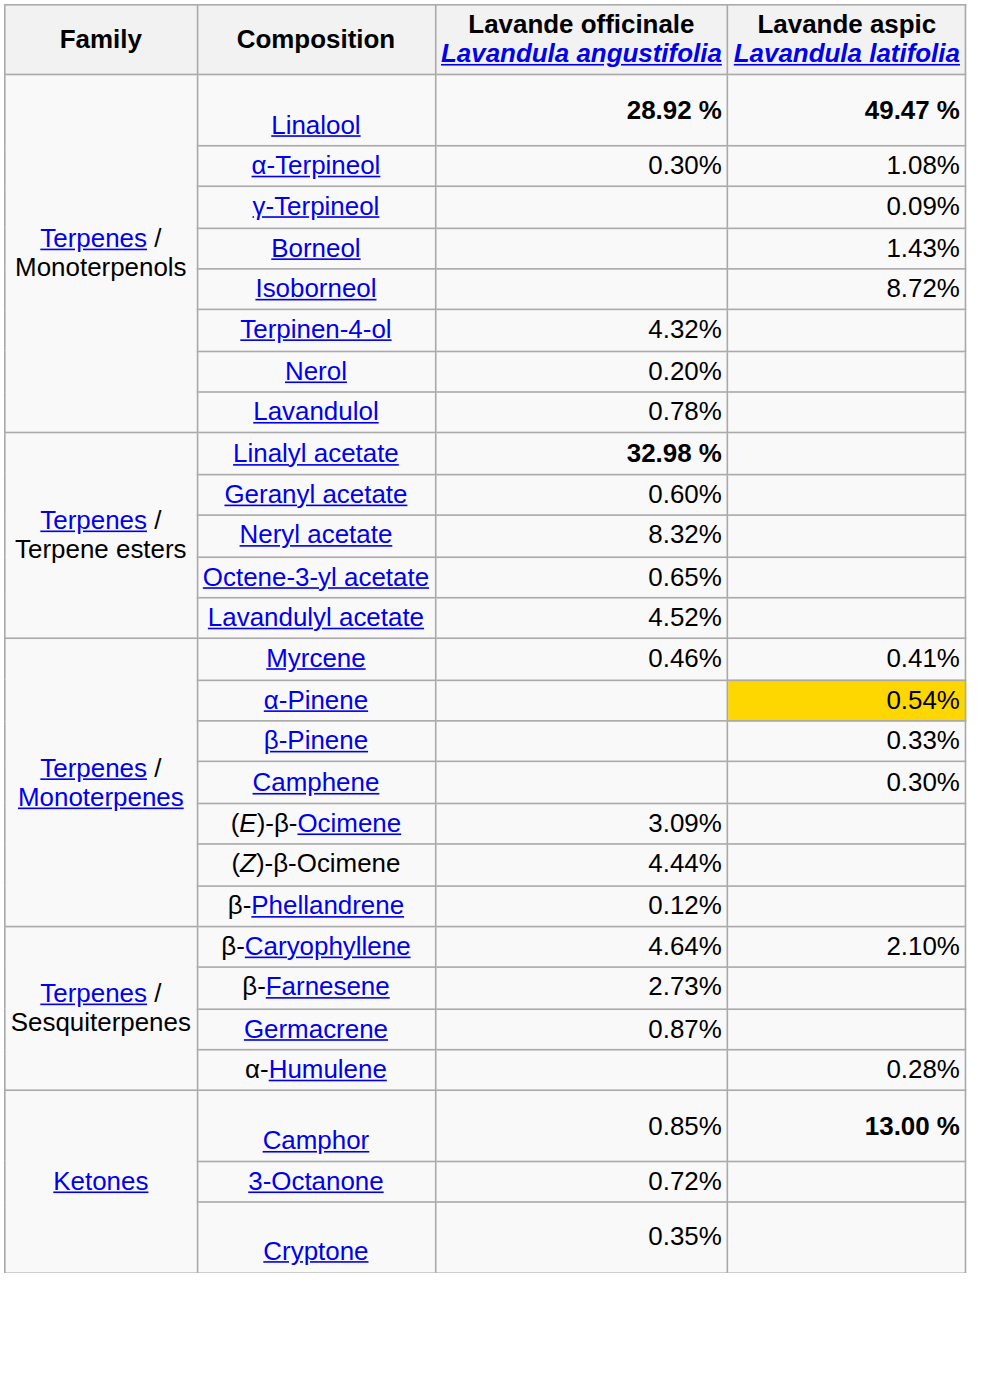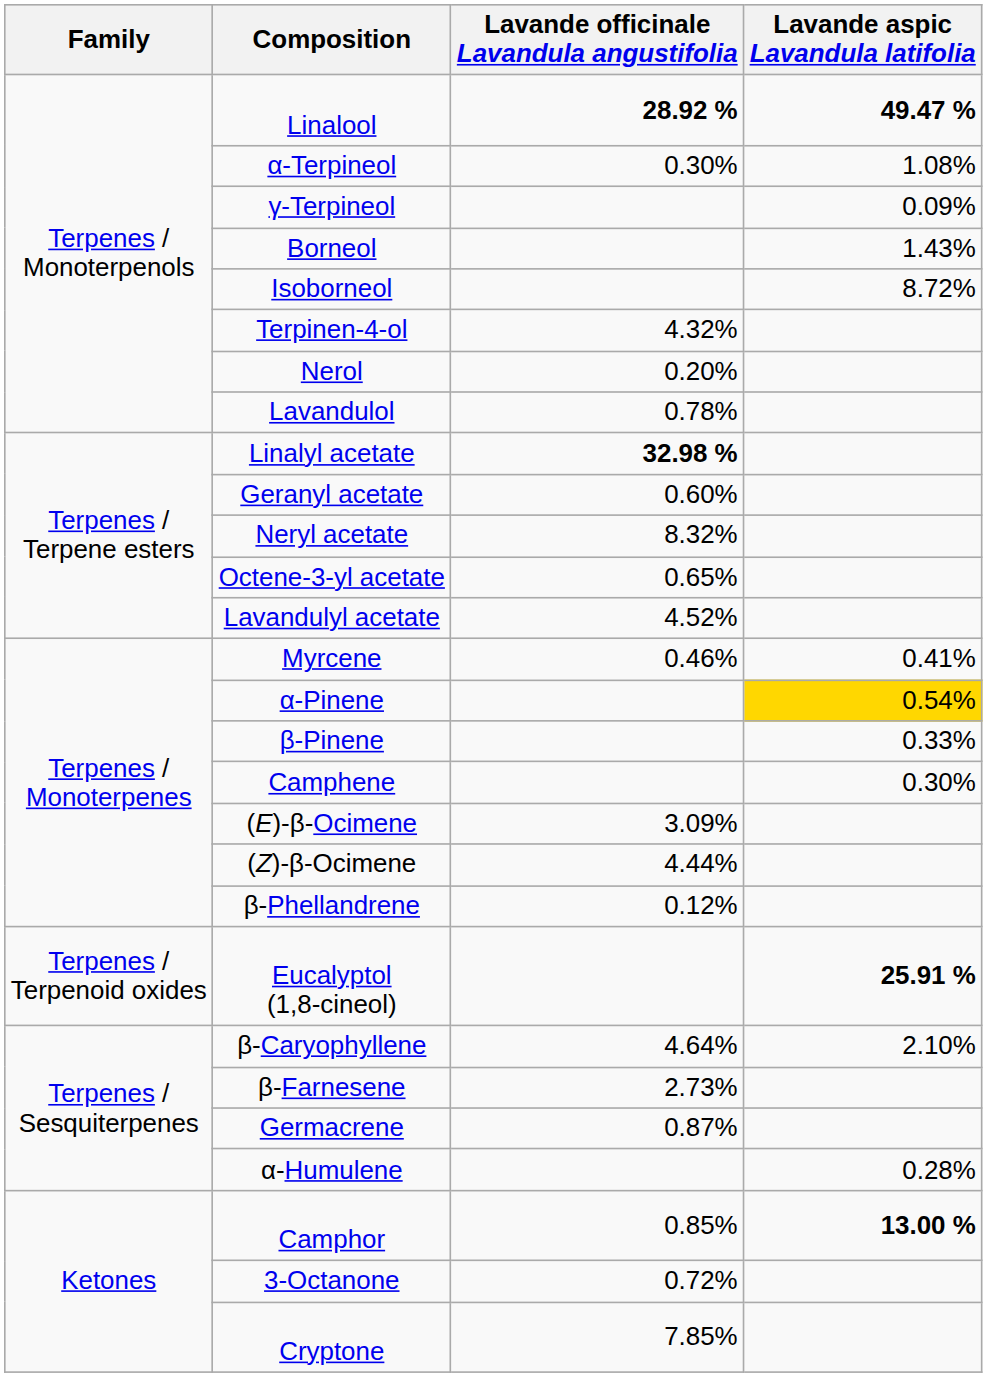+ row: (332, 990)
(685, 1237) 0.35% -> (701, 1336) 7.85%
